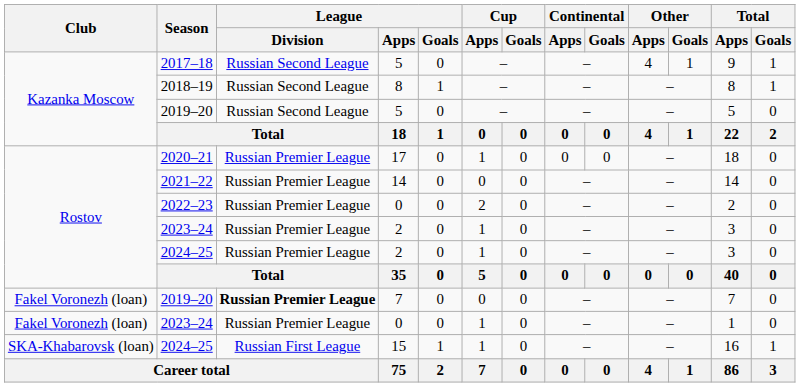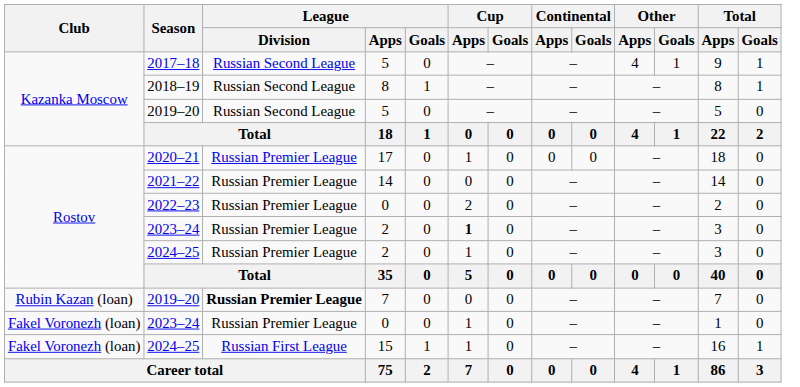(482, 228) normal -> (468, 228) bold
(81, 299) Fakel Voronezh (loan) -> (74, 299) Rubin Kazan (loan)
(81, 346) SKA-Khabarovsk (loan) -> (74, 346) Fakel Voronezh (loan)
